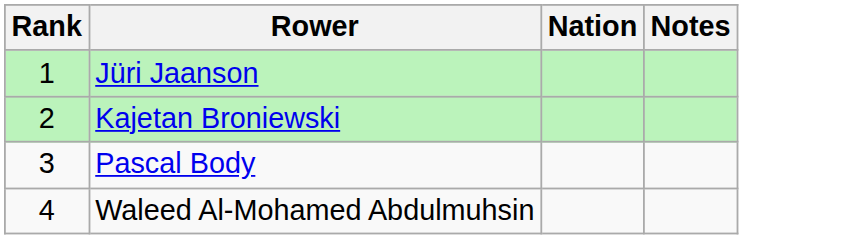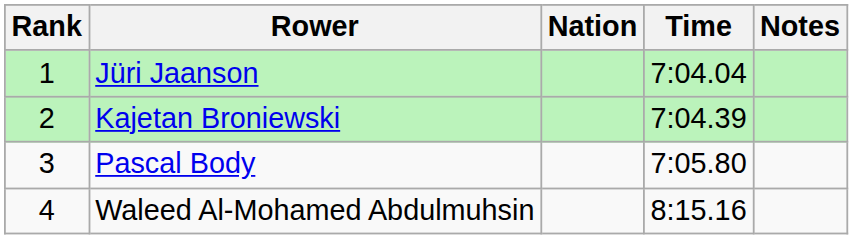+ column: (699, 27)
